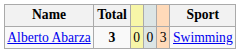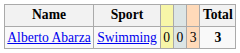columns swapped: (203, 15) <-> (112, 15)
